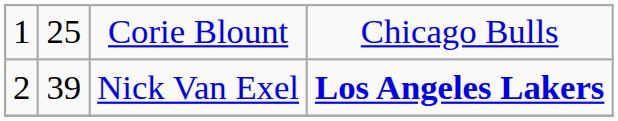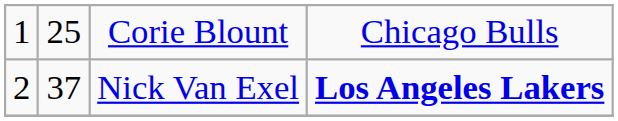(64, 87) 39 -> (64, 87) 37
